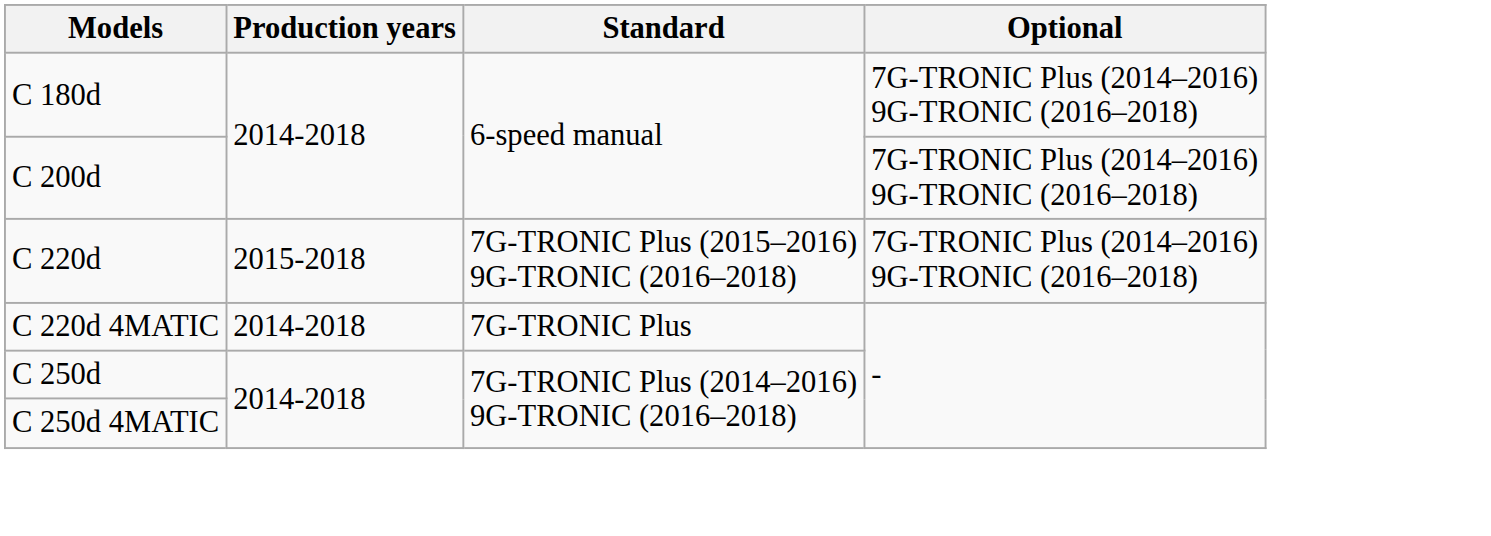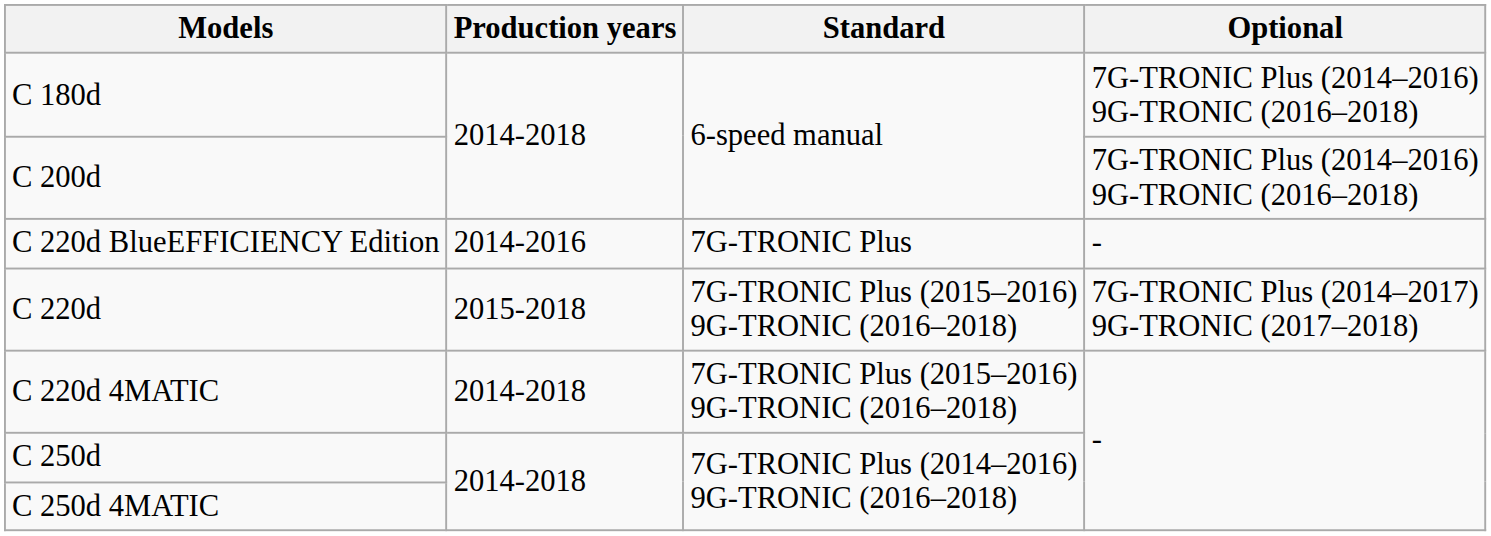+ row: (226, 242)
(1065, 260) 7G-TRONIC Plus (2014–2016) 9G-TRONIC (2016–2018) -> (1285, 308) 7G-TRONIC Plus (2014–2017) 9G-TRONIC (2017–2018)
(581, 325) 7G-TRONIC Plus -> (884, 391) 7G-TRONIC Plus (2015–2016) 9G-TRONIC (2016–2018)
